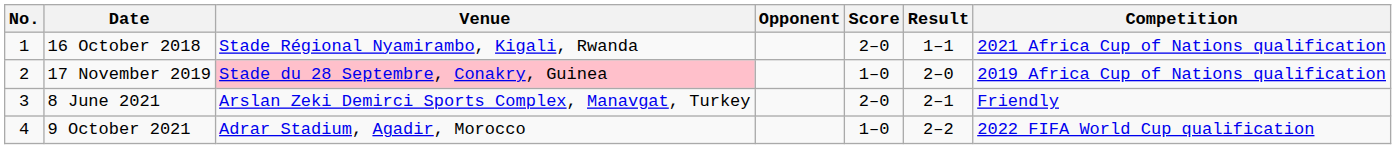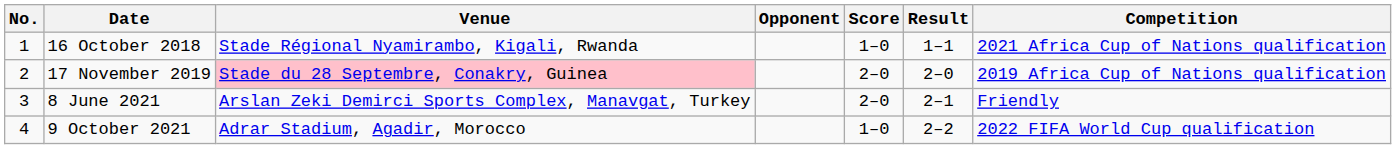(874, 46) 2–0 -> (874, 46) 1–0
(874, 74) 1–0 -> (874, 74) 2–0
